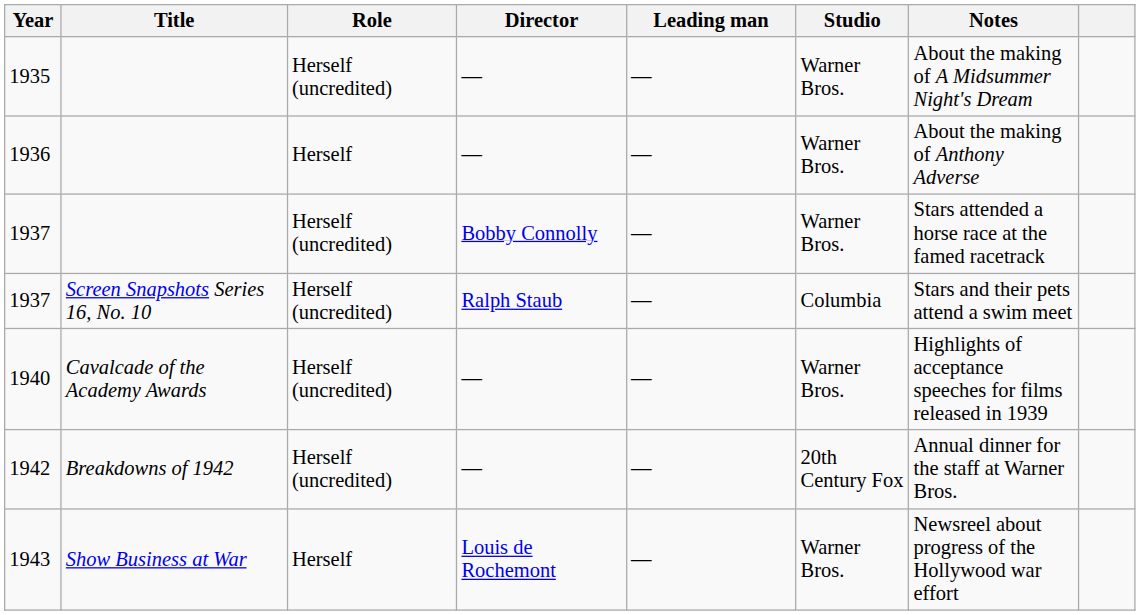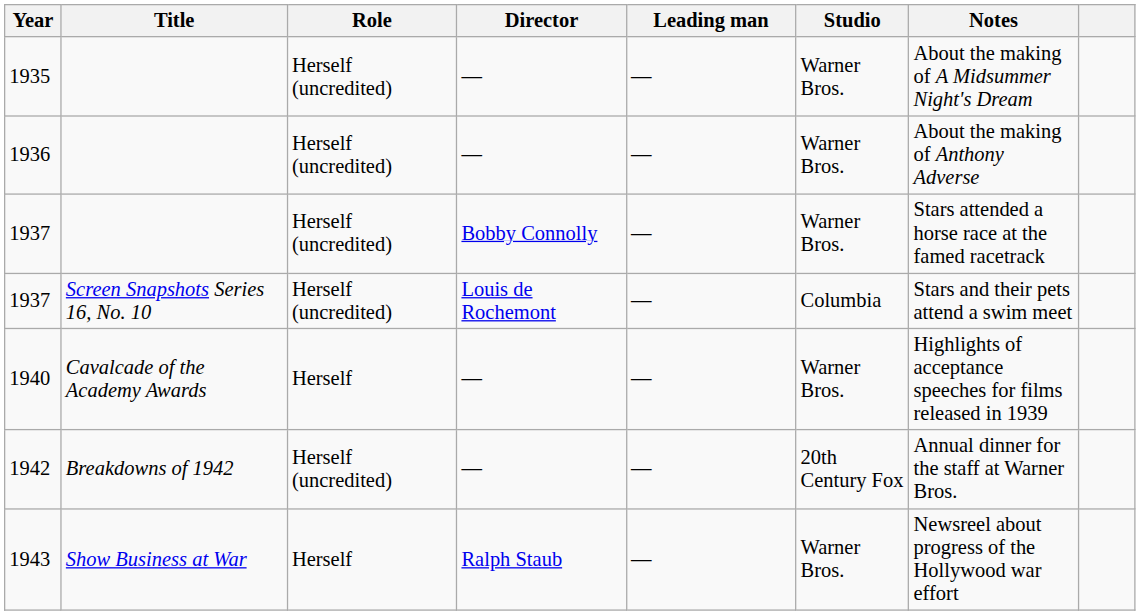(322, 154) Herself -> (342, 154) Herself (uncredited)
(512, 300) Ralph Staub -> (509, 300) Louis de Rochemont
(342, 378) Herself (uncredited) -> (322, 378) Herself
(509, 559) Louis de Rochemont -> (512, 559) Ralph Staub
